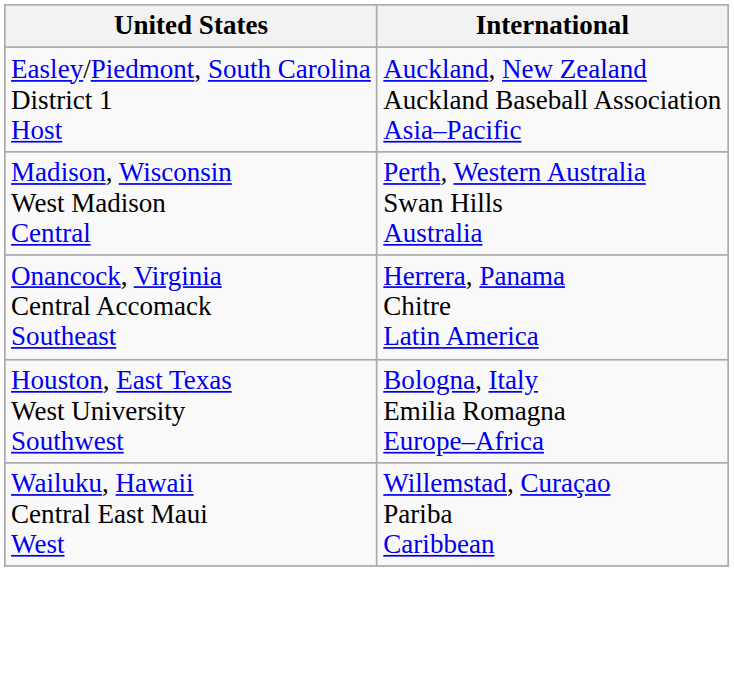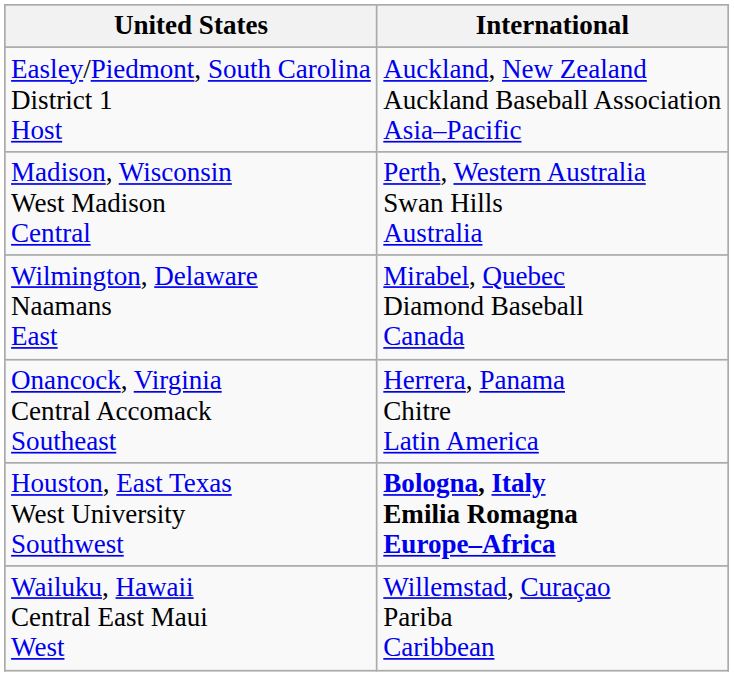+ row: (134, 306)
(475, 410) normal -> (481, 514) bold
